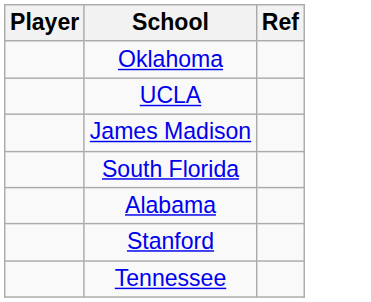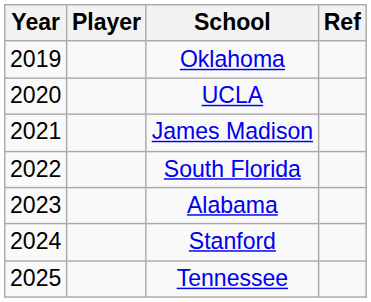+ column: (36, 22)
